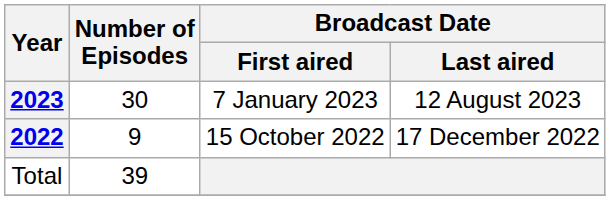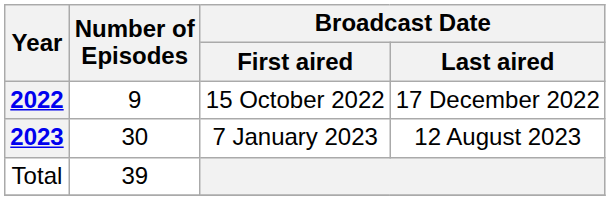rows swapped: (295, 137) <-> (295, 99)
